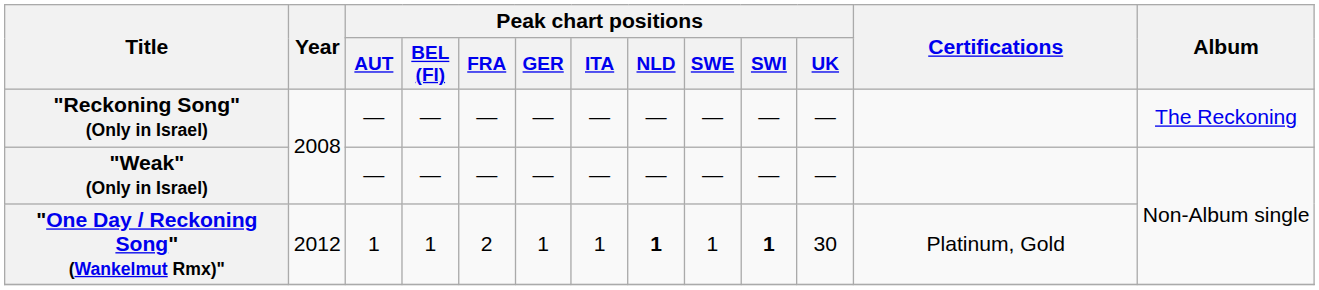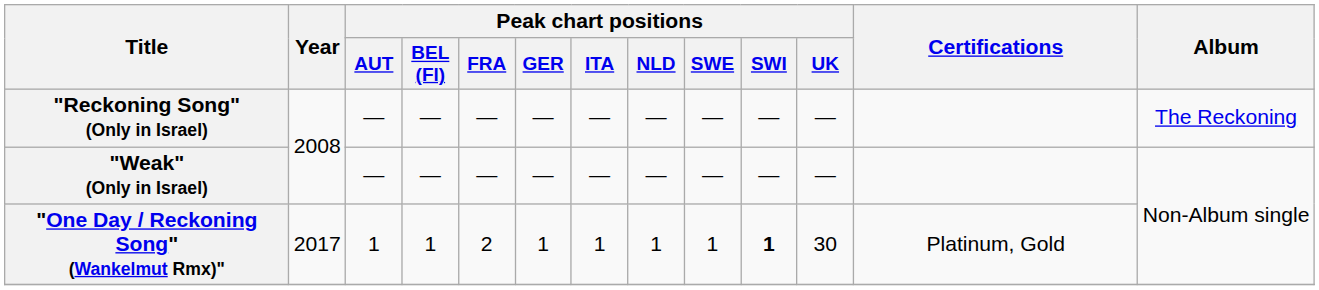(317, 244) 2012 -> (317, 244) 2017
(656, 244) bold -> (656, 244) normal
